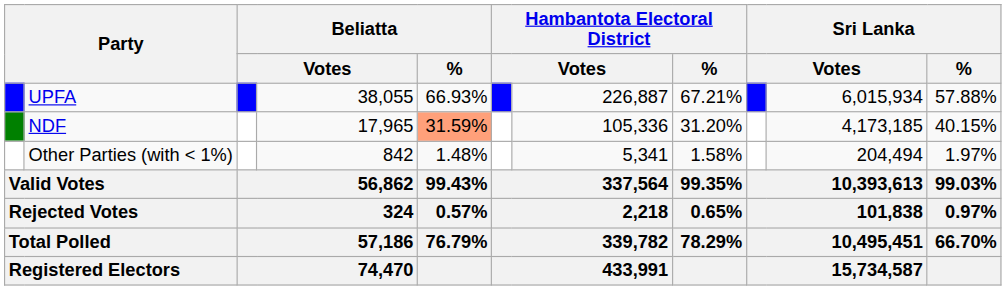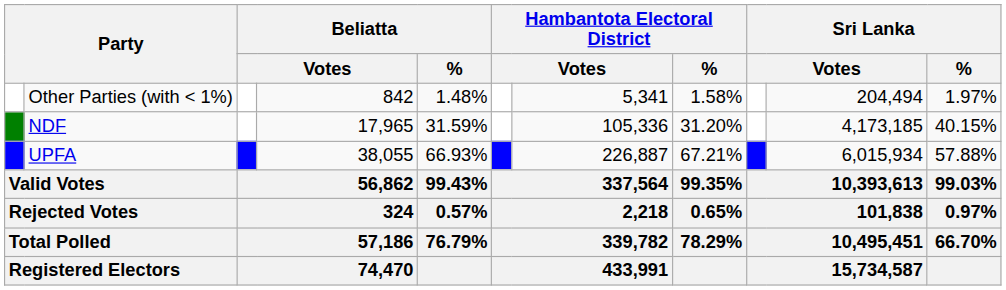rows swapped: (52, 97) <-> (131, 155)
(457, 126) lightsalmon background -> (457, 126) no background
